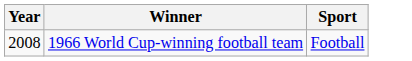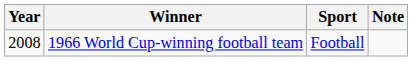+ column: (388, 17)
